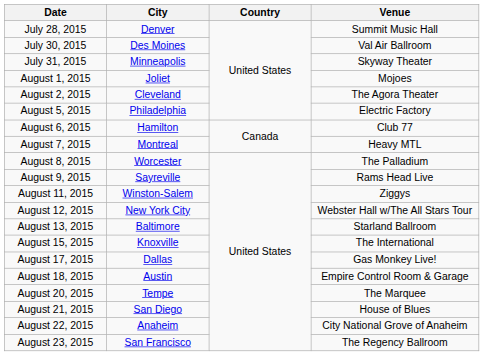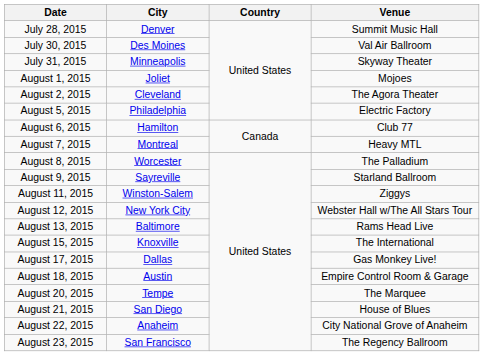(395, 177) Rams Head Live -> (395, 177) Starland Ballroom
(395, 227) Starland Ballroom -> (395, 227) Rams Head Live
